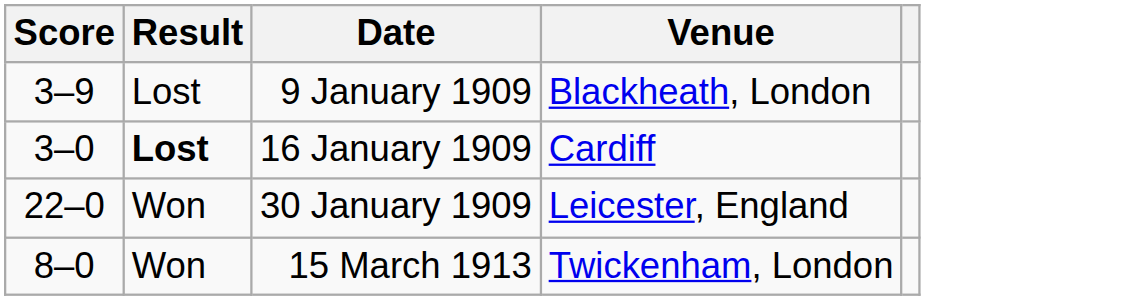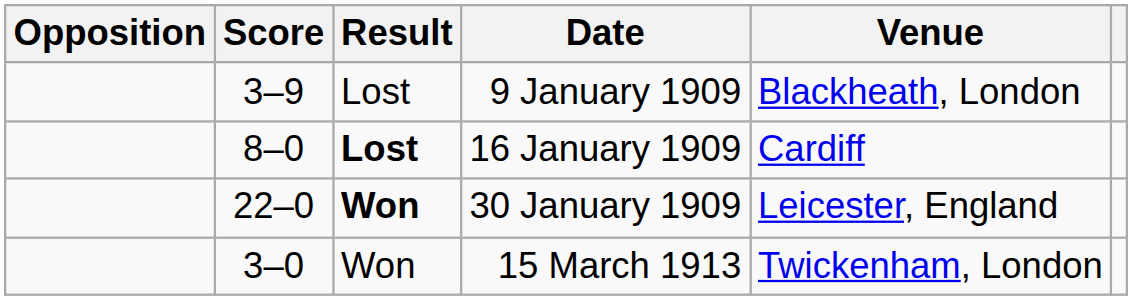+ column: (110, 33)
(64, 149) 3–0 -> (274, 149) 8–0
(169, 206) normal -> (380, 206) bold
(64, 264) 8–0 -> (274, 264) 3–0
